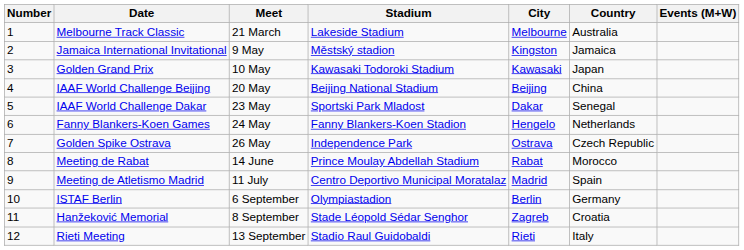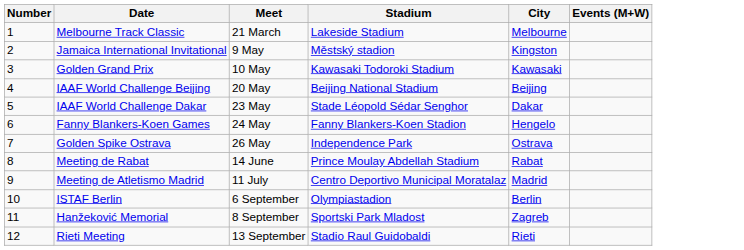- column: (613, 13)
(368, 106) Sportski Park Mladost -> (389, 106) Stade Léopold Sédar Senghor
(389, 217) Stade Léopold Sédar Senghor -> (368, 217) Sportski Park Mladost
